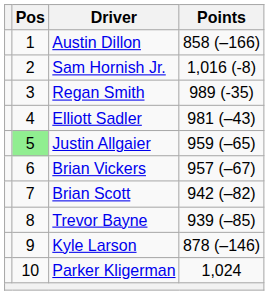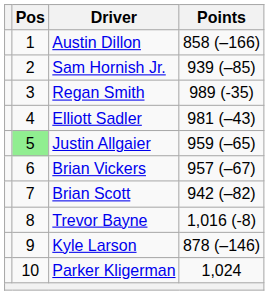(221, 68) 1,016 (-8) -> (221, 68) 939 (–85)
(221, 219) 939 (–85) -> (221, 219) 1,016 (-8)
